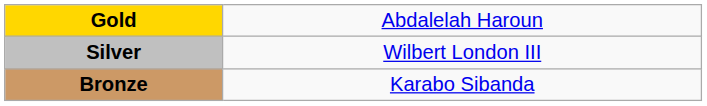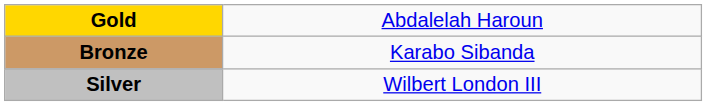rows swapped: (114, 52) <-> (114, 84)
